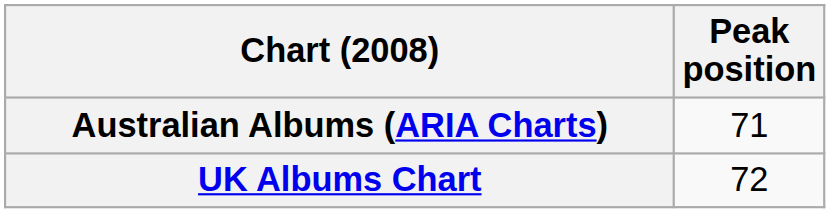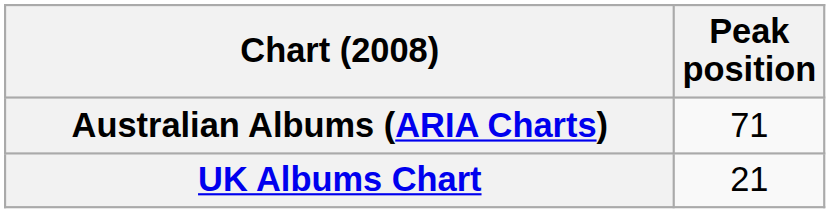(749, 179) 72 -> (749, 179) 21
